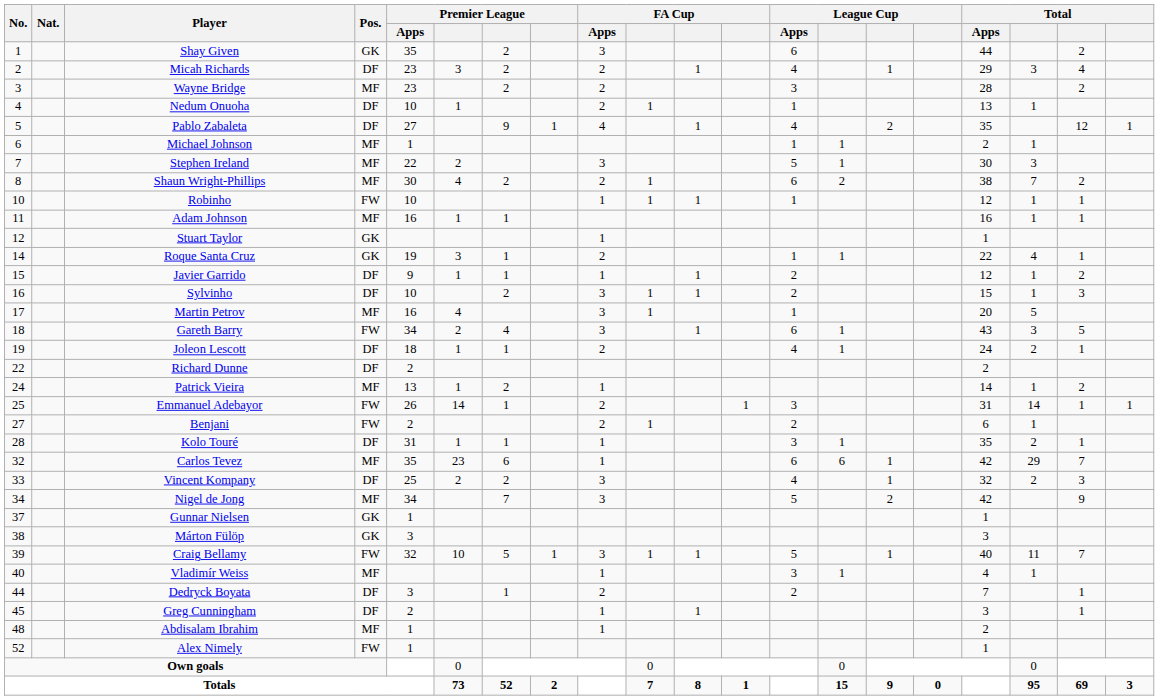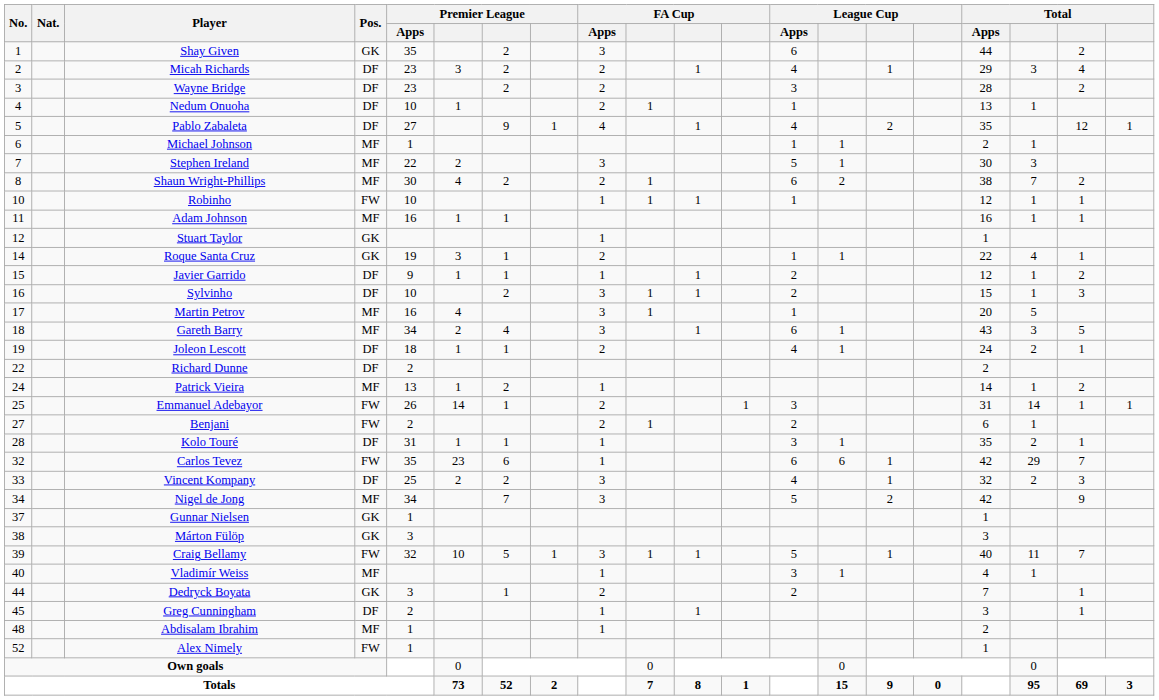(370, 88) MF -> (370, 88) DF
(370, 330) FW -> (370, 330) MF
(370, 461) MF -> (370, 461) FW
(370, 591) DF -> (370, 591) GK
